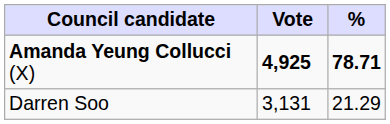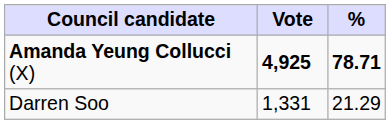(287, 103) 3,131 -> (287, 103) 1,331
